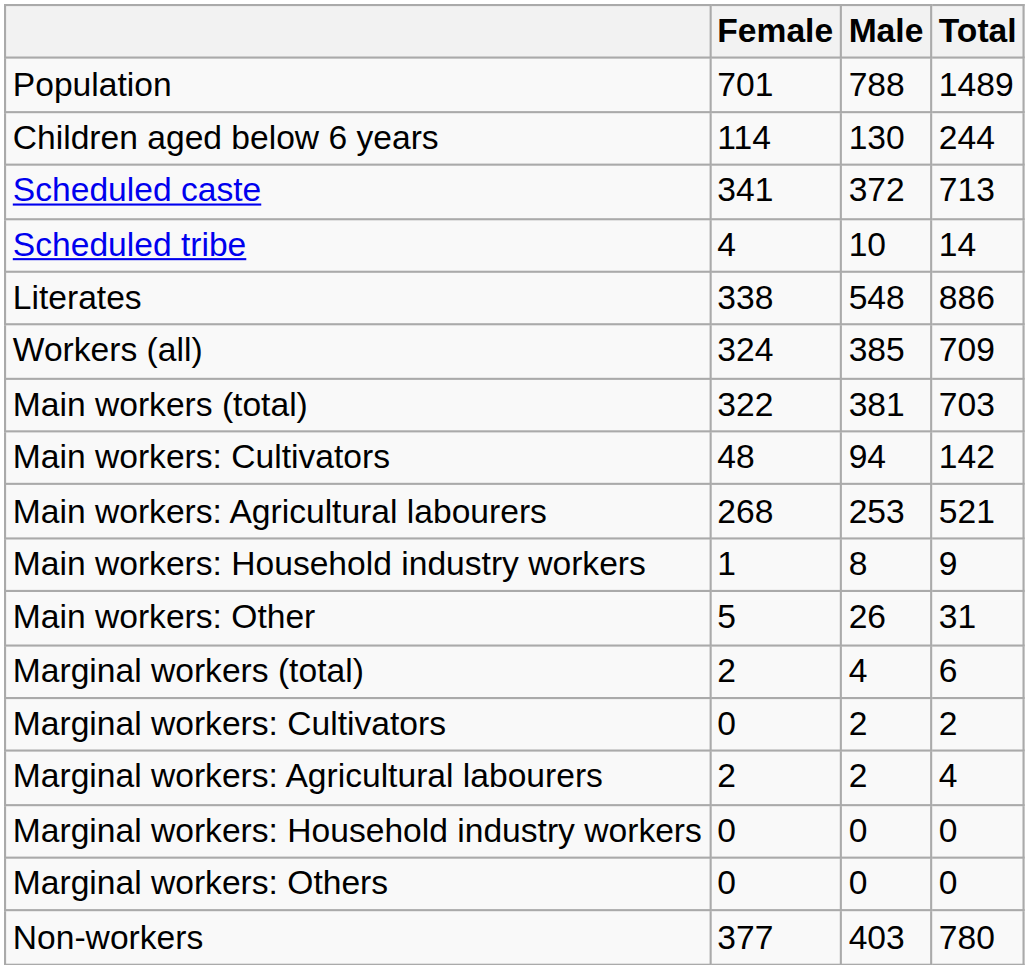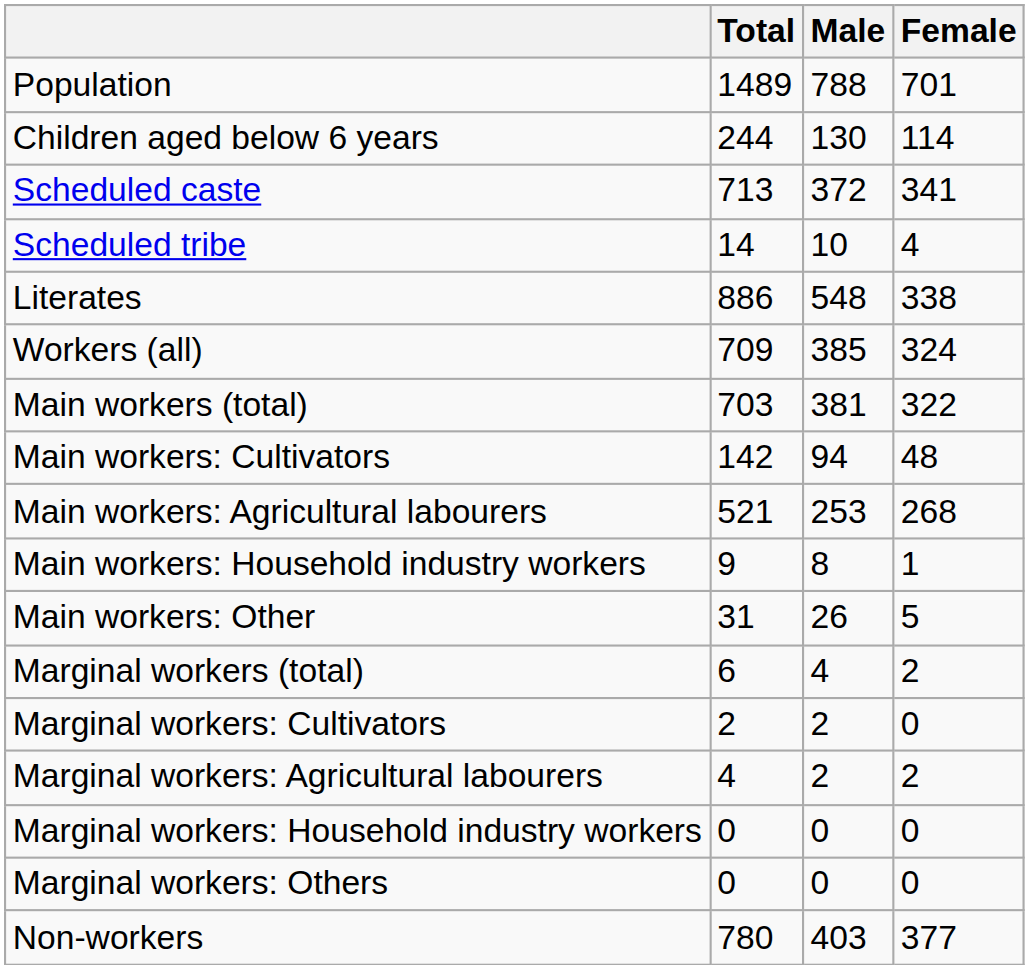columns swapped: (978, 31) <-> (775, 31)
